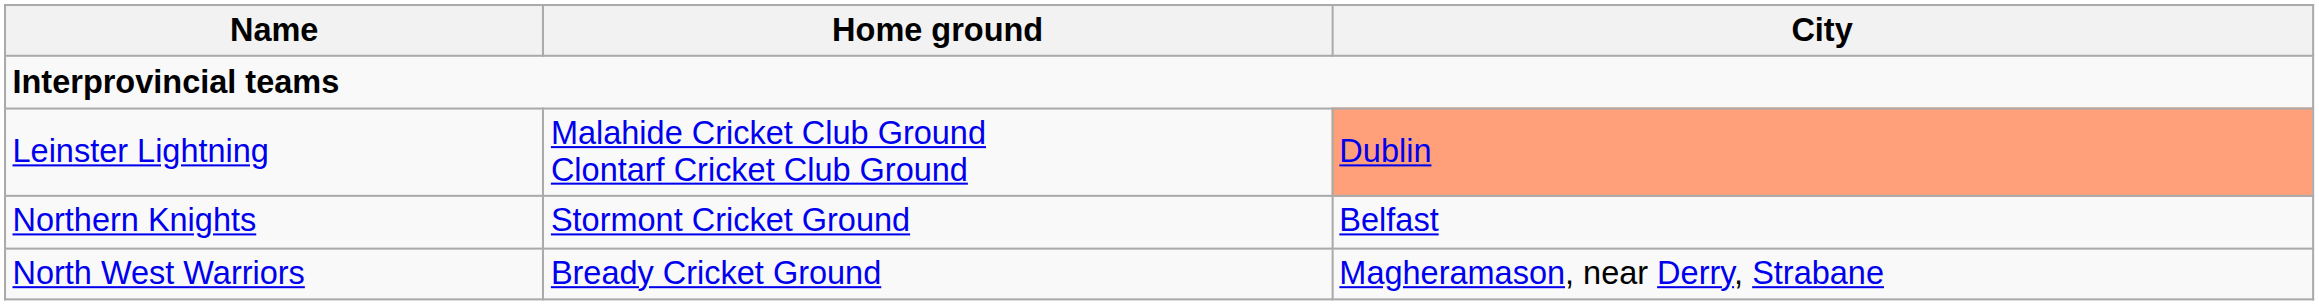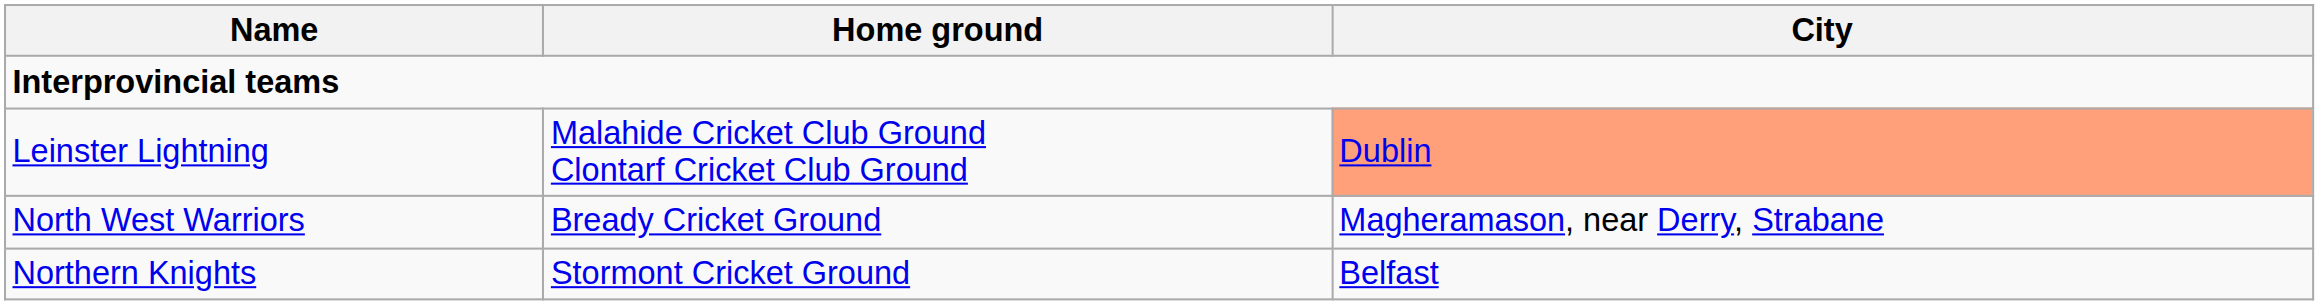rows swapped: (134, 221) <-> (159, 272)
